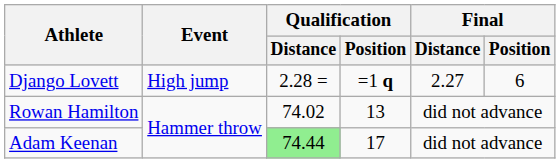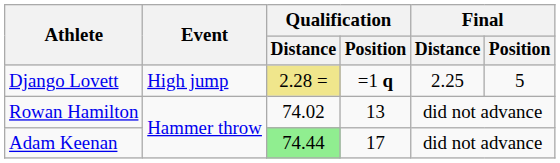(303, 80) no background -> (303, 80) khaki background
(448, 80) 2.27 -> (448, 80) 2.25
(520, 80) 6 -> (520, 80) 5
